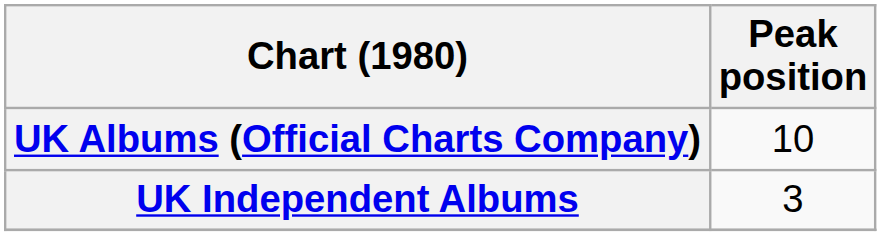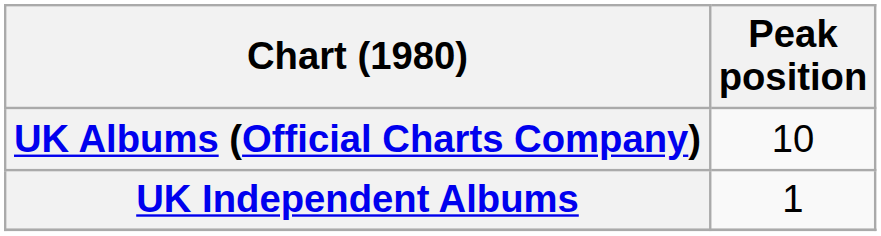(793, 199) 3 -> (793, 199) 1
